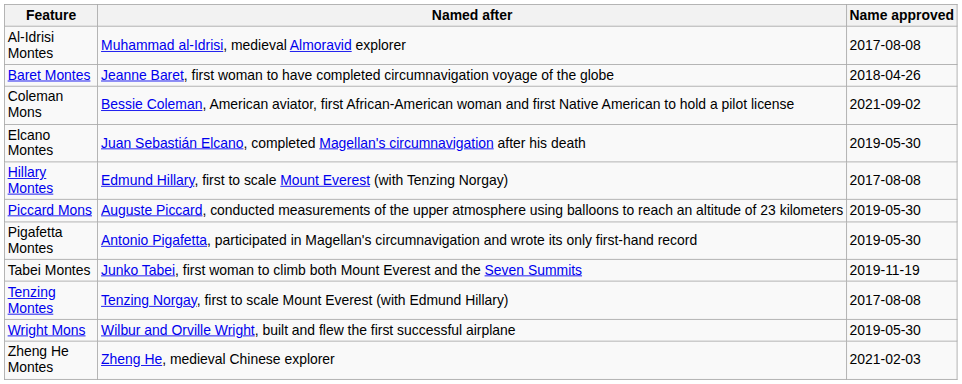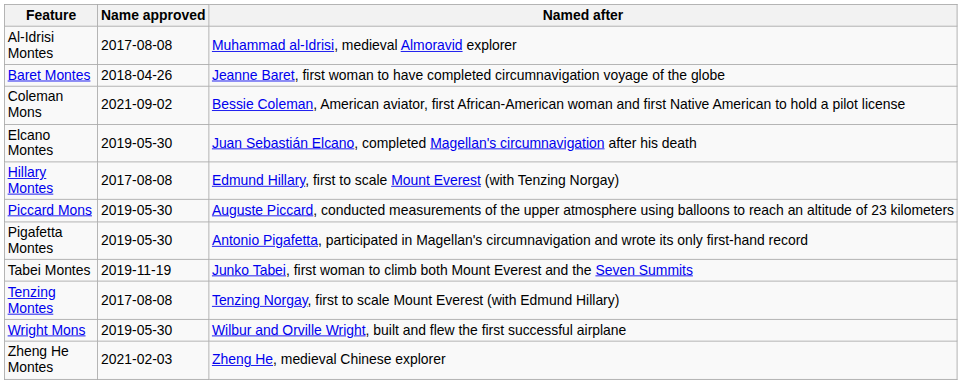columns swapped: (472, 15) <-> (902, 15)
